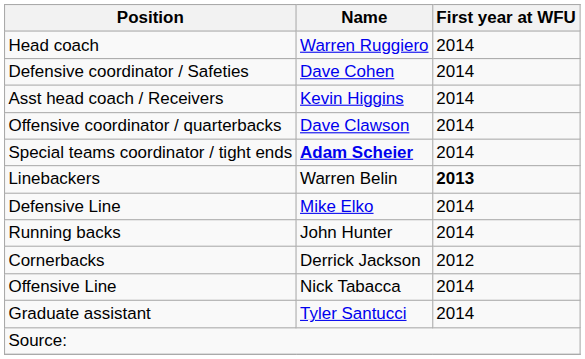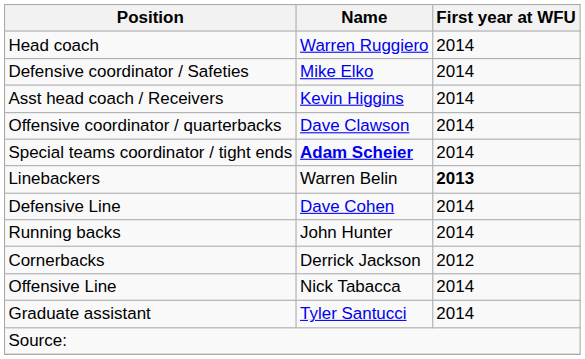(347, 71) Dave Cohen -> (337, 71) Mike Elko
(337, 206) Mike Elko -> (347, 206) Dave Cohen
